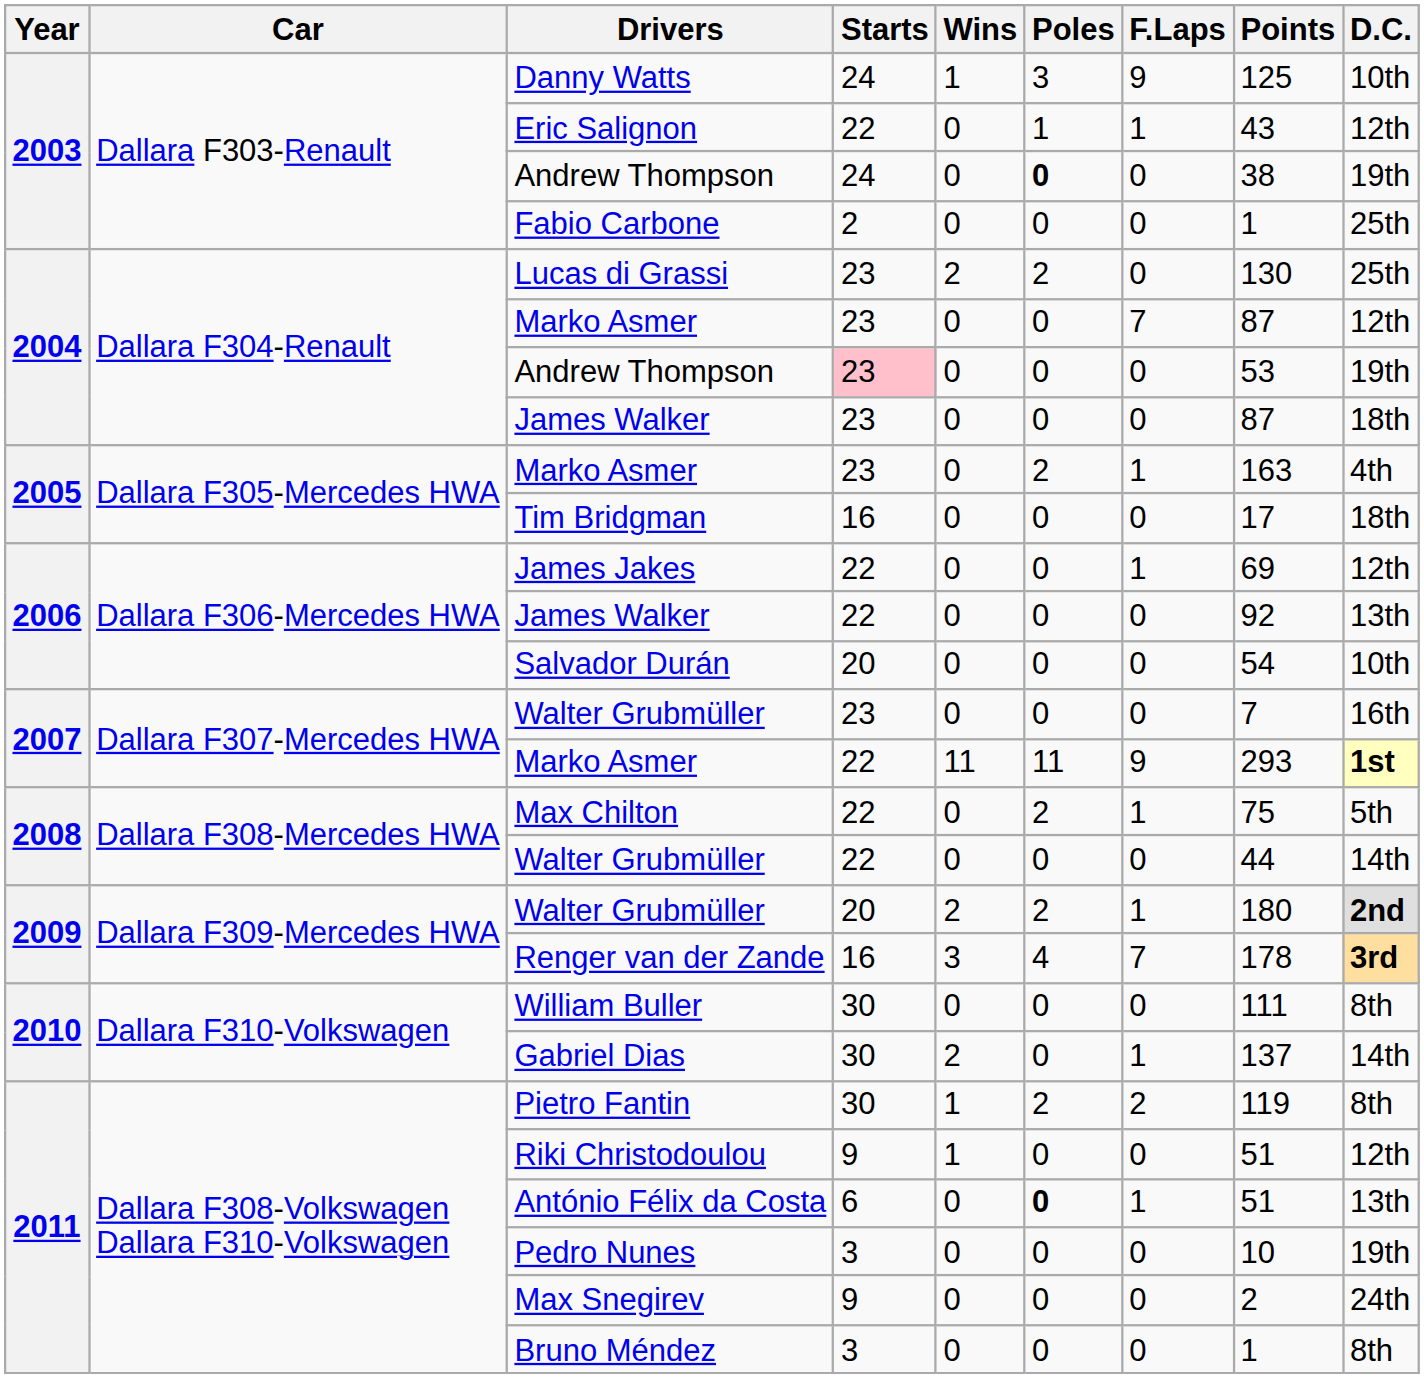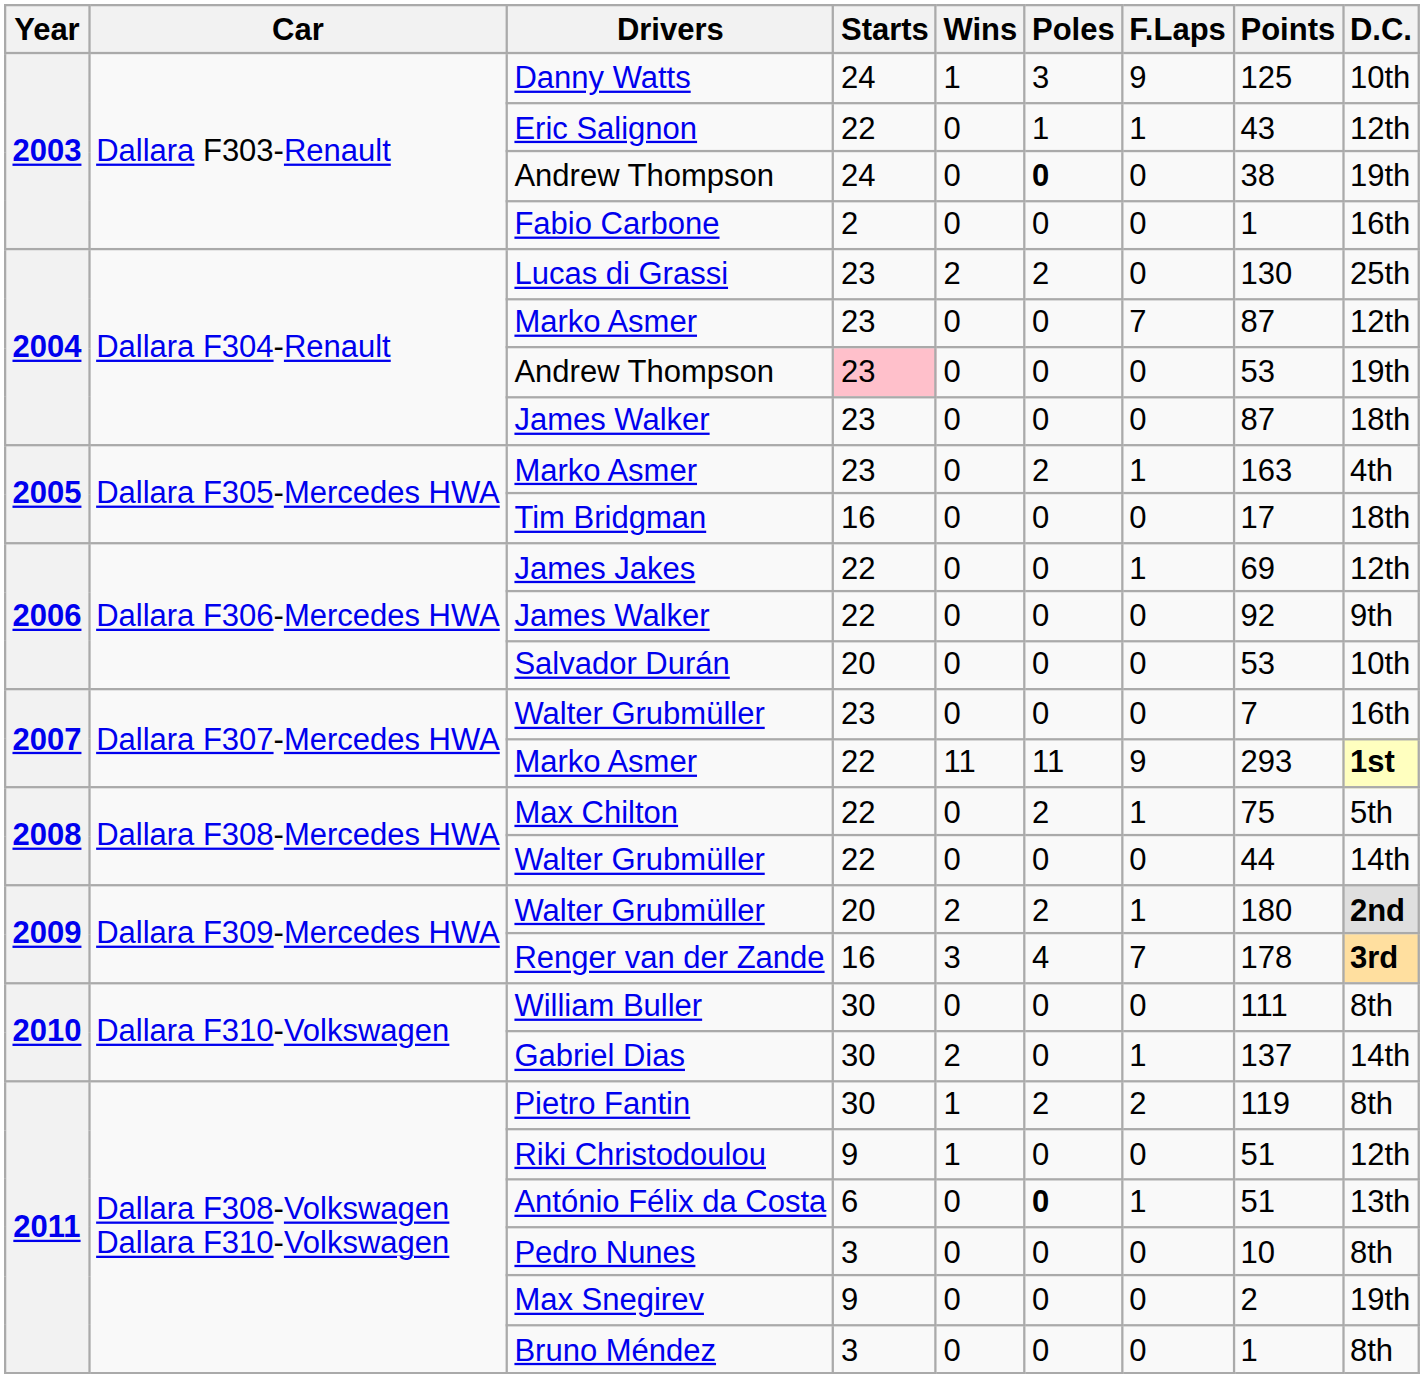(1380, 225) 25th -> (1380, 225) 16th
(1380, 616) 13th -> (1371, 616) 9th
(1258, 665) 54 -> (1258, 665) 53
(1380, 1251) 19th -> (1371, 1251) 8th
(1380, 1300) 24th -> (1380, 1300) 19th
